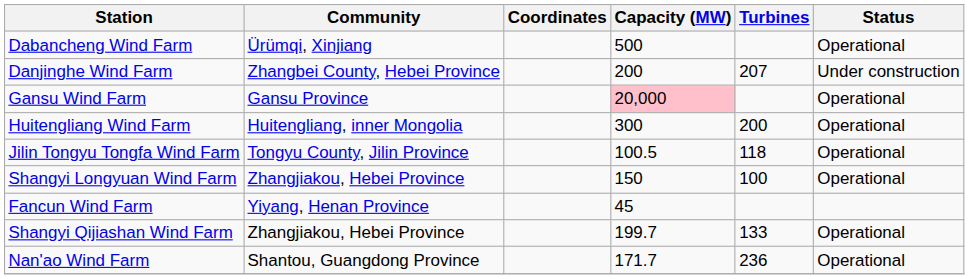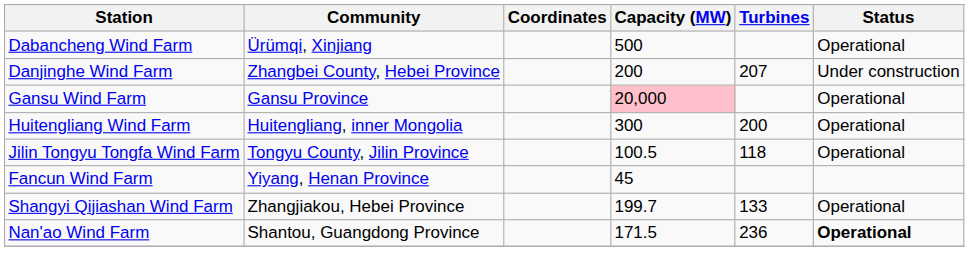- row: (123, 179)
(636, 260) 171.7 -> (636, 233) 171.5
(861, 260) normal -> (864, 233) bold
